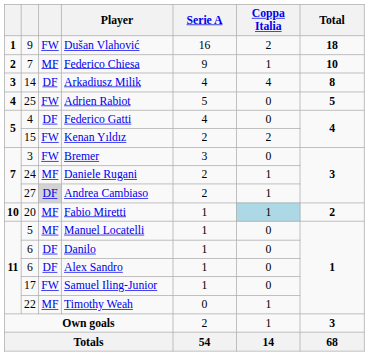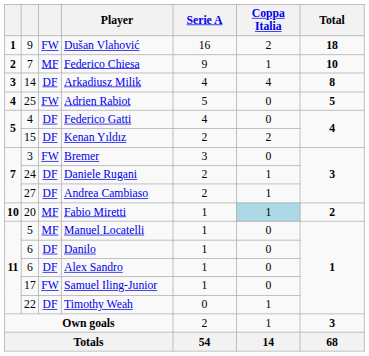(50, 138) FW -> (50, 138) DF
(50, 175) MF -> (50, 175) DF
(50, 193) lightgrey background -> (50, 193) no background
(50, 304) MF -> (50, 304) DF
